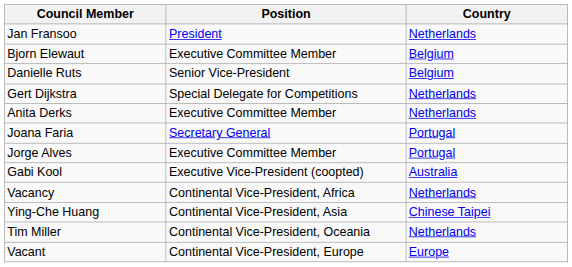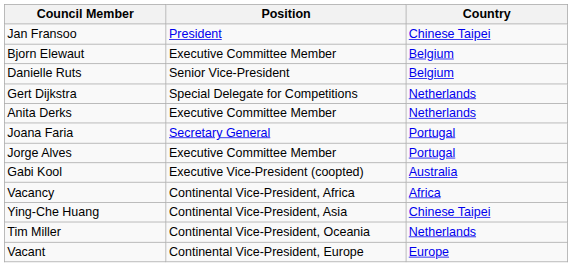(442, 34) Netherlands -> (450, 34) Chinese Taipei
(442, 192) Netherlands -> (425, 192) Africa
